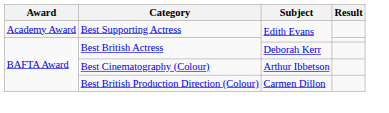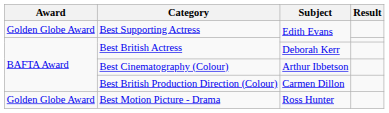(41, 29) Academy Award -> (51, 29) Golden Globe Award
+ row: (160, 100)
